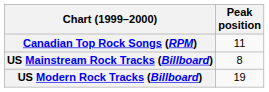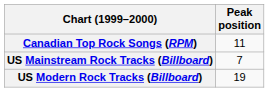(240, 60) 8 -> (240, 60) 7
